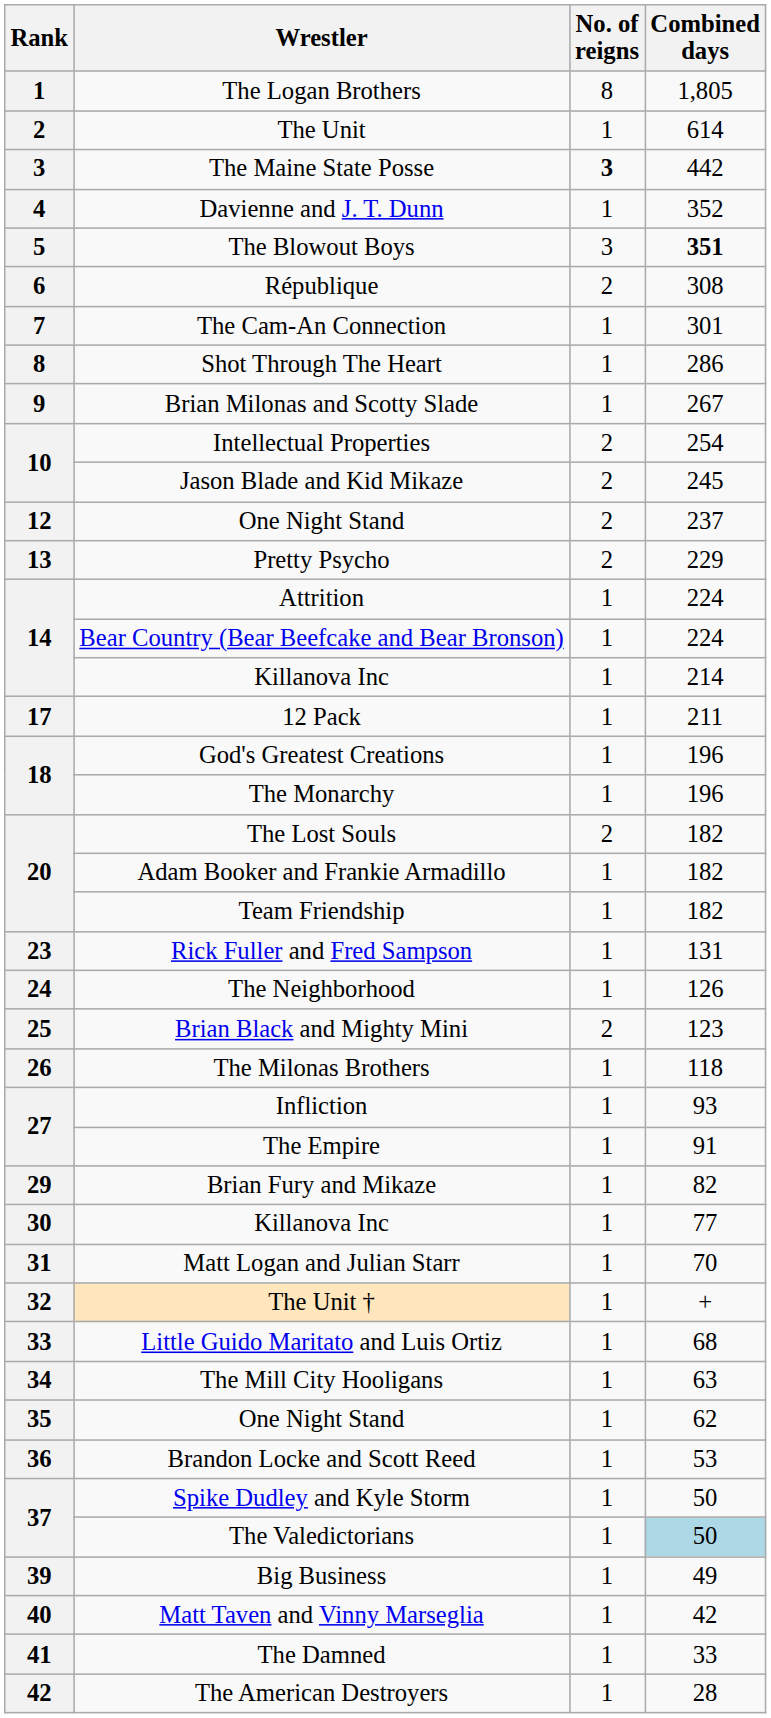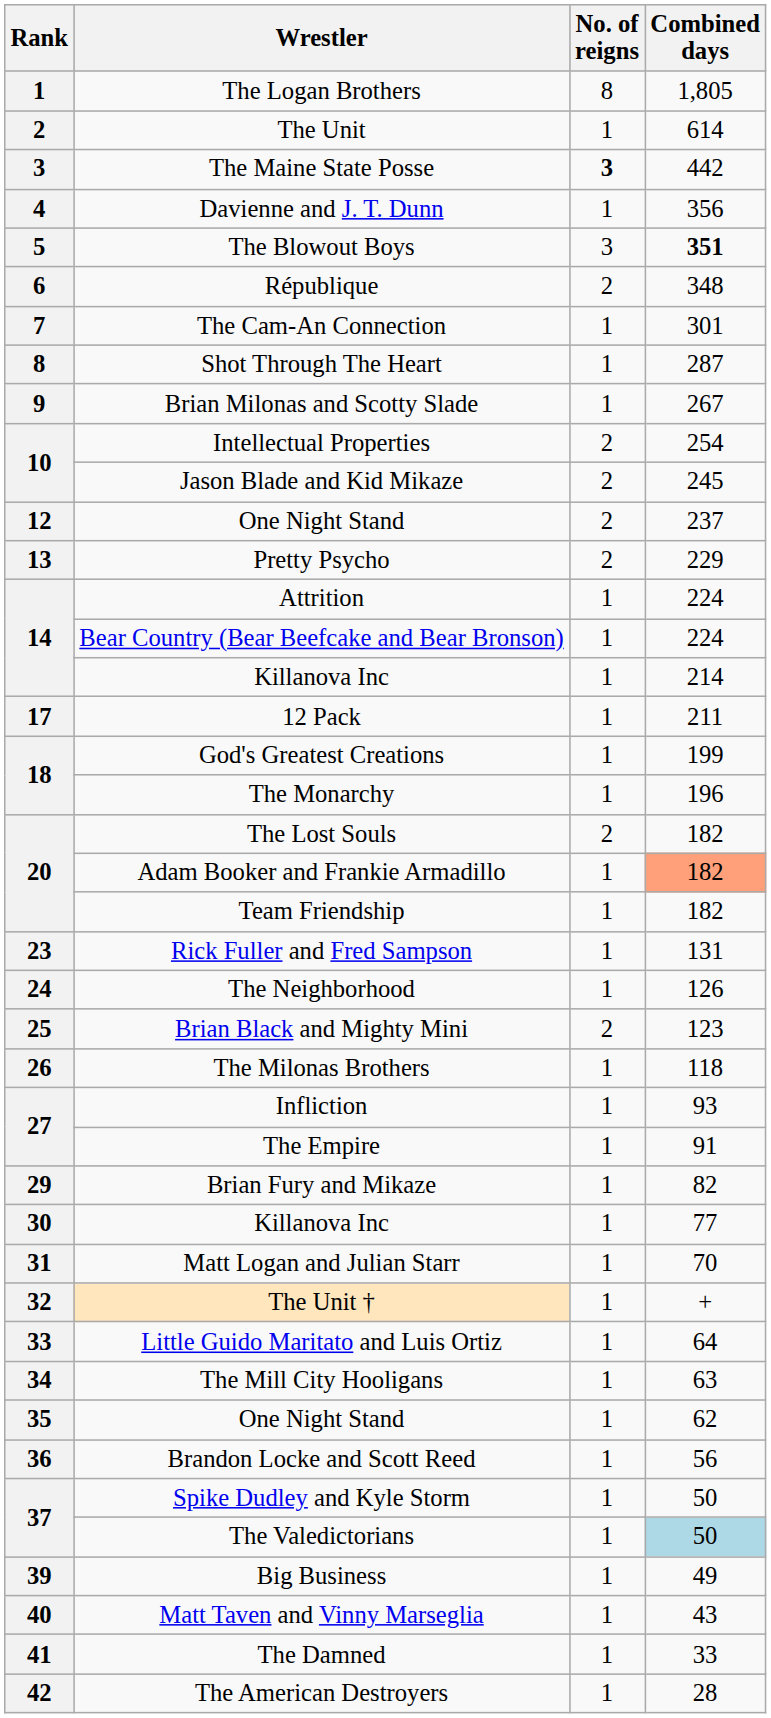(705, 208) 352 -> (705, 208) 356
(705, 286) 308 -> (705, 286) 348
(705, 364) 286 -> (705, 364) 287
(705, 755) 196 -> (705, 755) 199
(705, 872) no background -> (705, 872) lightsalmon background
(705, 1341) 68 -> (705, 1341) 64
(705, 1458) 53 -> (705, 1458) 56
(705, 1614) 42 -> (705, 1614) 43
